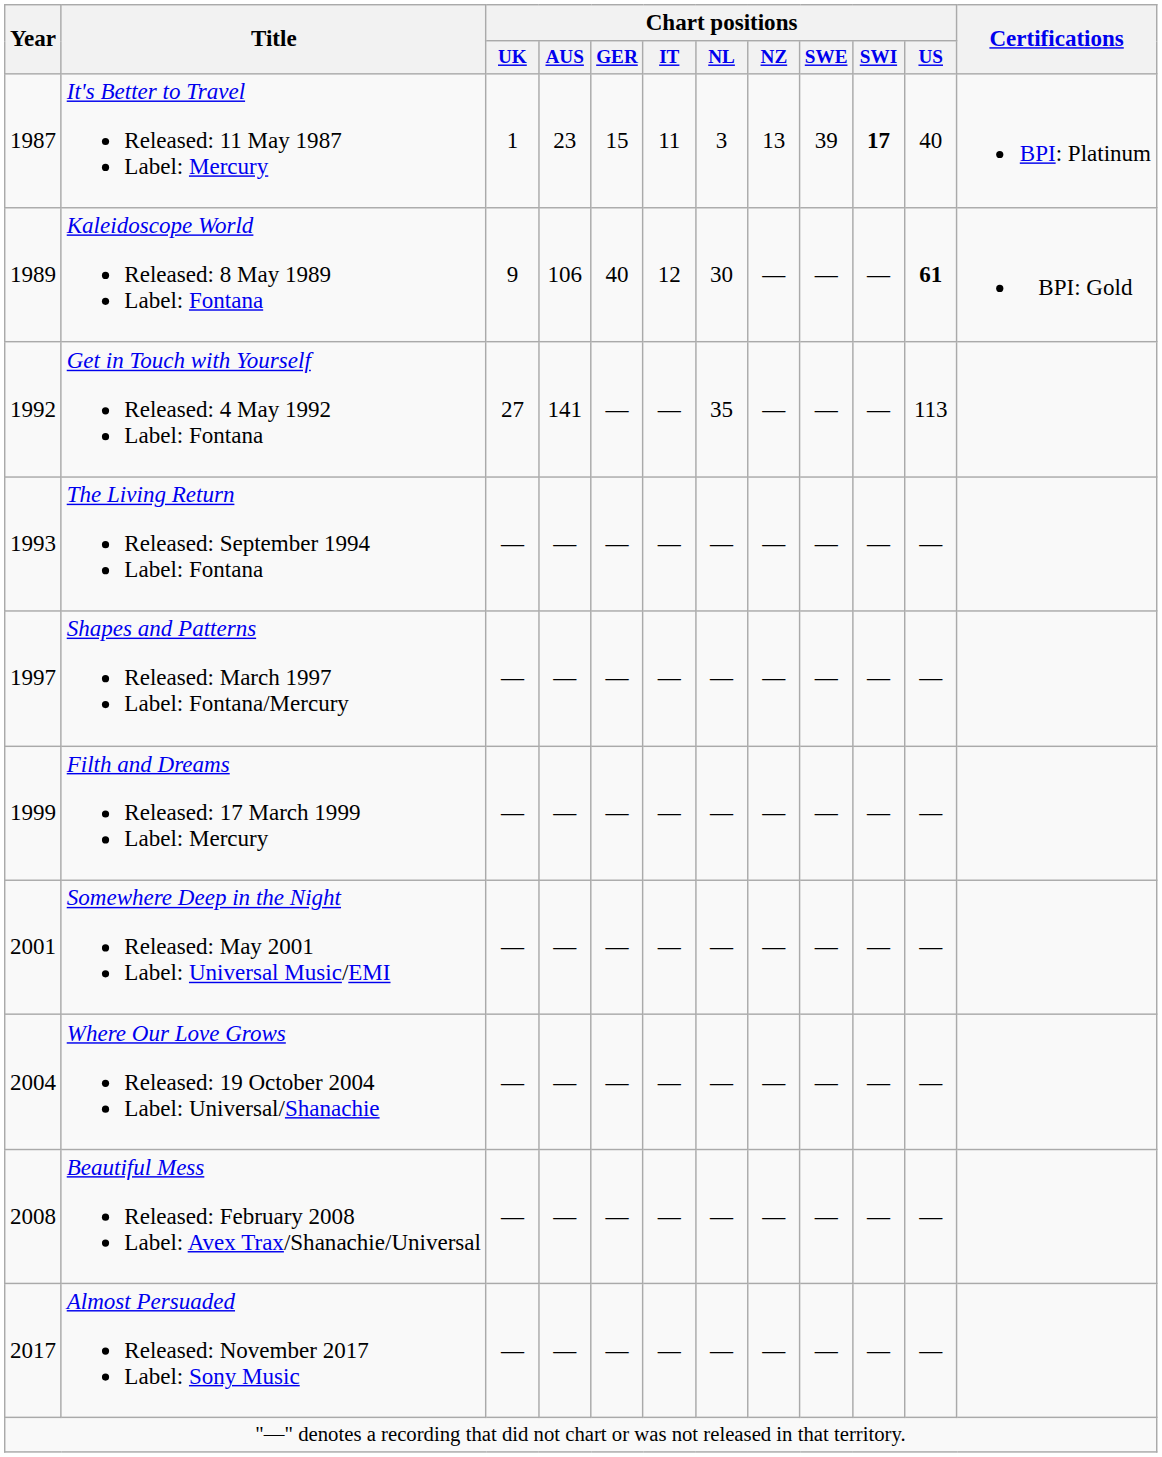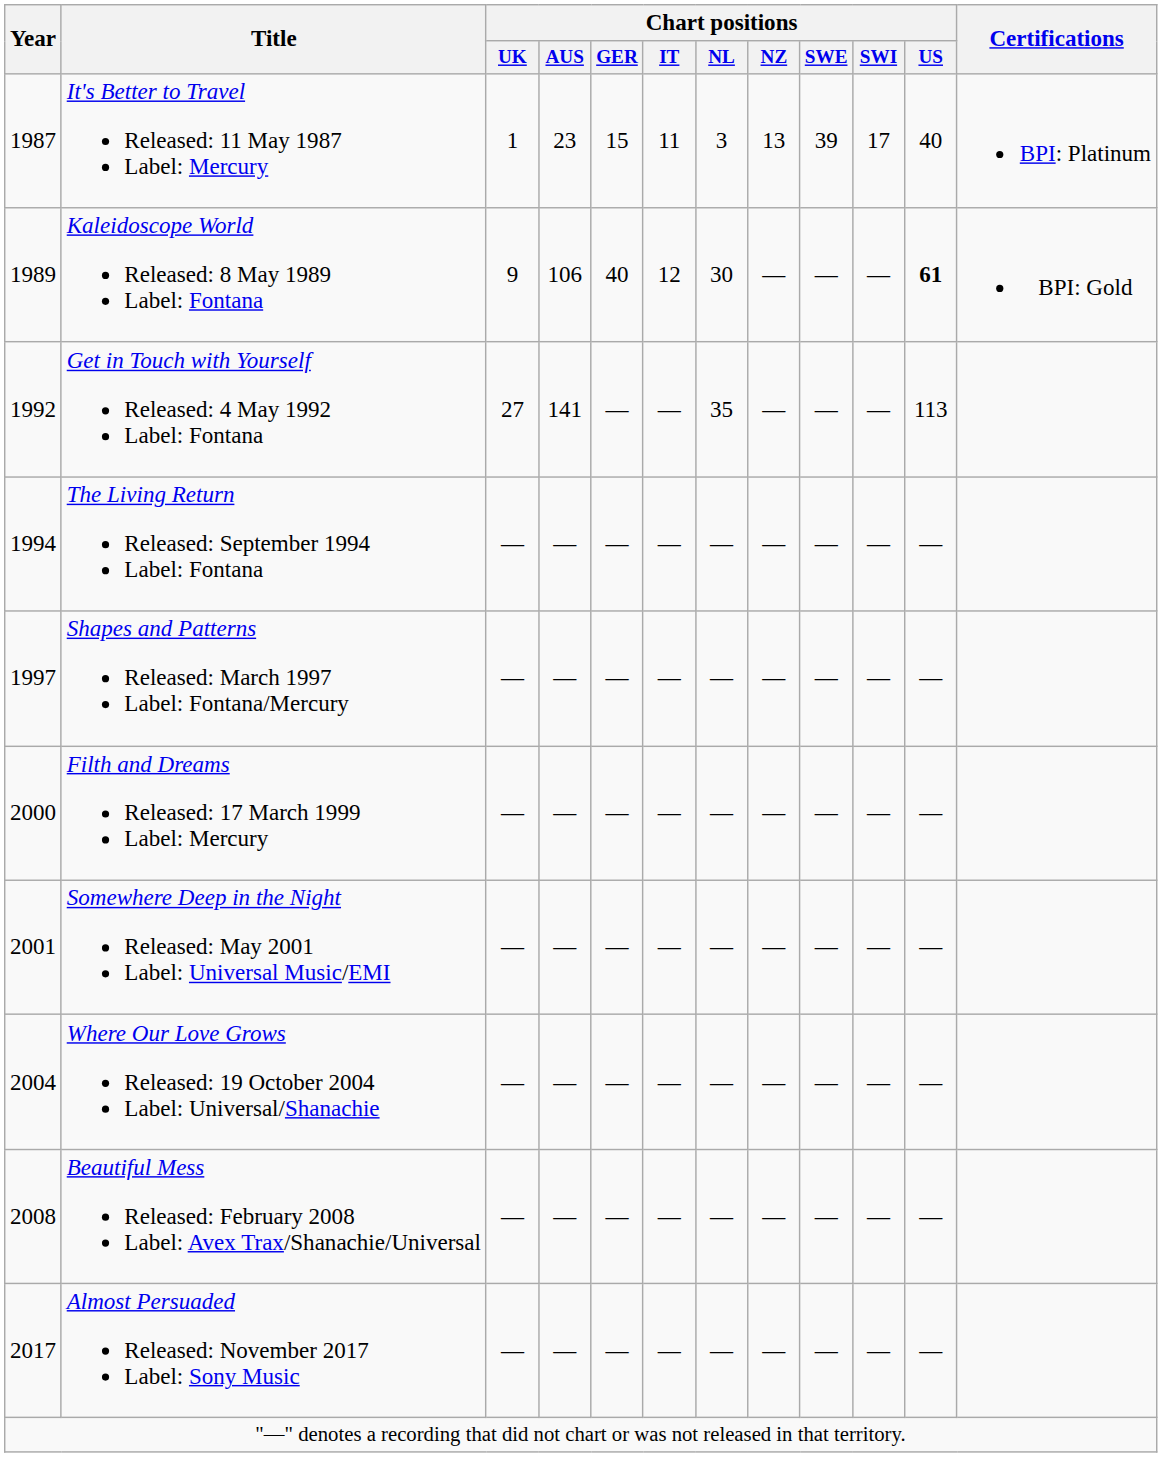(878, 140) bold -> (878, 140) normal
(33, 543) 1993 -> (33, 543) 1994
(33, 812) 1999 -> (33, 812) 2000
